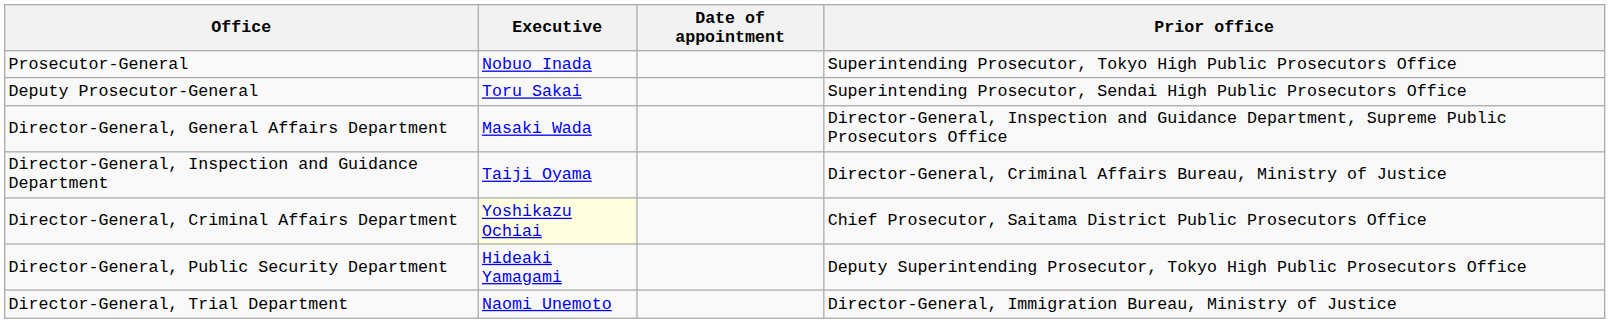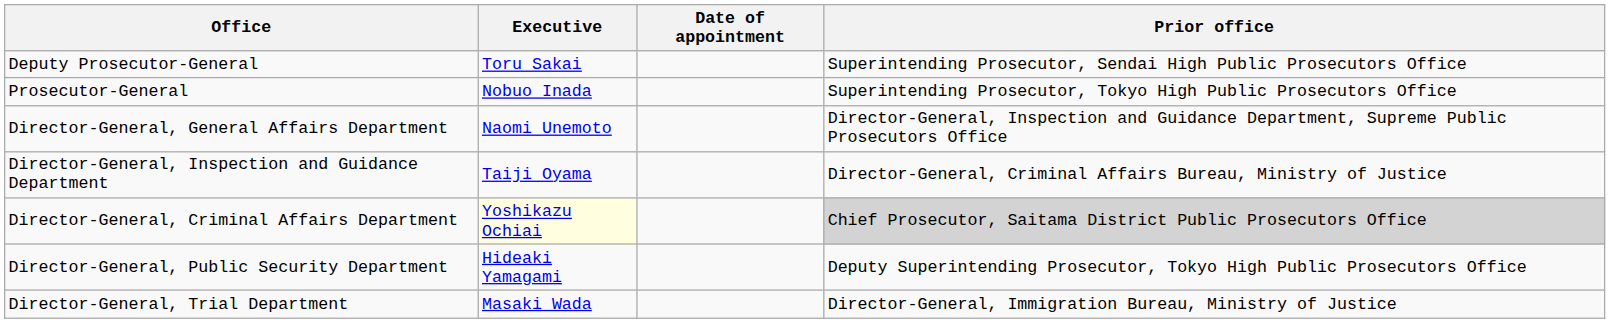rows swapped: (98, 65) <-> (133, 92)
(537, 128) Masaki Wada -> (547, 128) Naomi Unemoto
(1127, 221) no background -> (1127, 221) lightgrey background
(547, 304) Naomi Unemoto -> (537, 304) Masaki Wada
